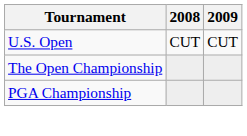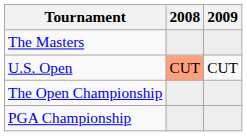+ row: (46, 42)
(185, 42) no background -> (185, 67) lightsalmon background
